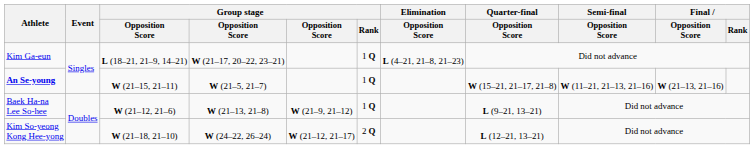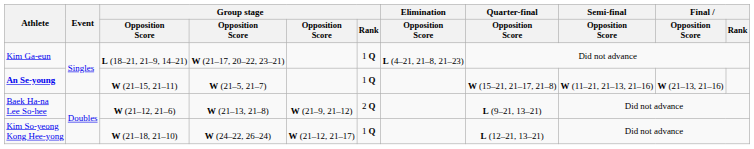(369, 106) 1 Q -> (369, 106) 2 Q
(369, 131) 2 Q -> (369, 131) 1 Q
